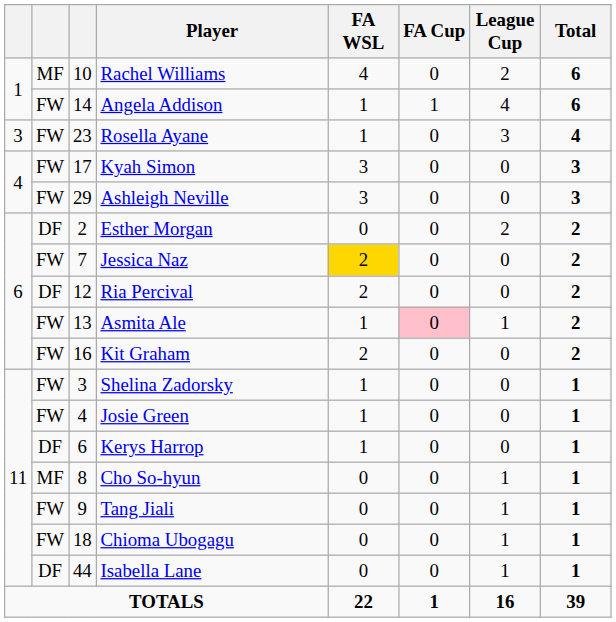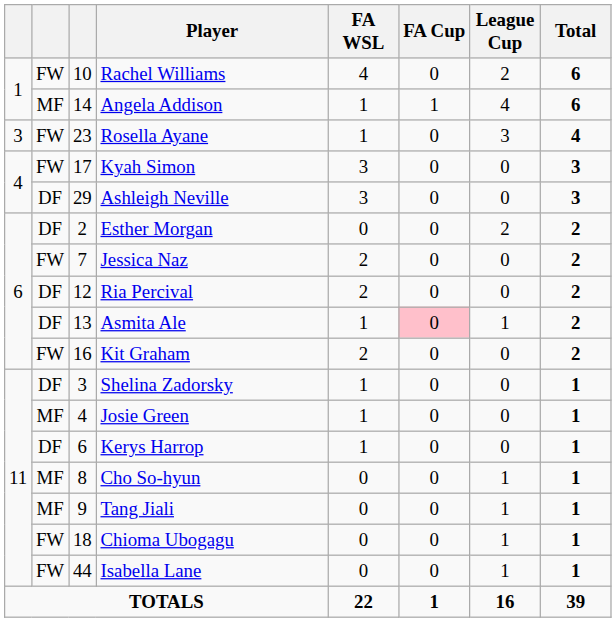(50, 73) MF -> (50, 73) FW
(50, 104) FW -> (50, 104) MF
(50, 197) FW -> (50, 197) DF
(363, 260) gold background -> (363, 260) no background
(50, 322) FW -> (50, 322) DF
(50, 384) FW -> (50, 384) DF
(50, 415) FW -> (50, 415) MF
(50, 508) FW -> (50, 508) MF
(50, 570) DF -> (50, 570) FW
